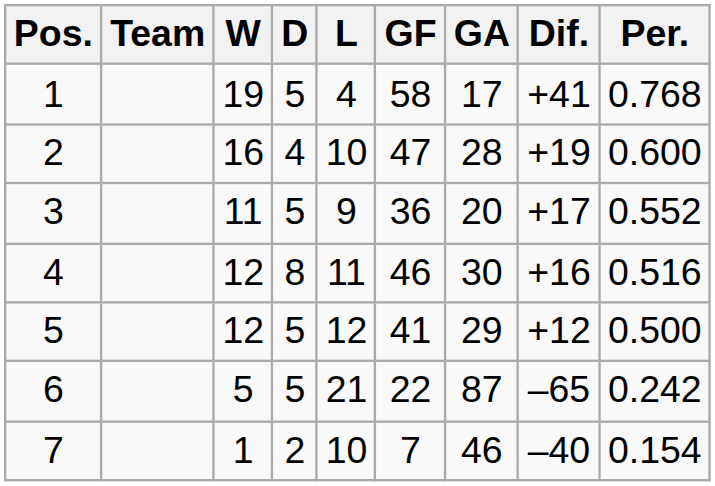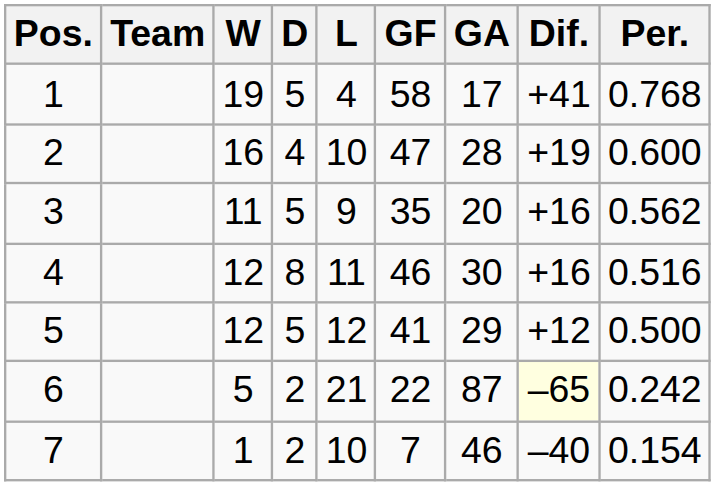(411, 212) 36 -> (411, 212) 35
(559, 212) +17 -> (559, 212) +16
(655, 212) 0.552 -> (655, 212) 0.562
(295, 390) 5 -> (295, 390) 2
(559, 390) no background -> (559, 390) lightyellow background
